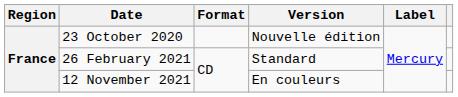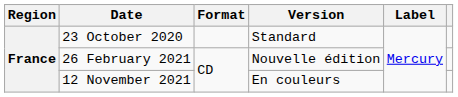(316, 37) Nouvelle édition -> (284, 37) Standard
(284, 59) Standard -> (316, 59) Nouvelle édition
